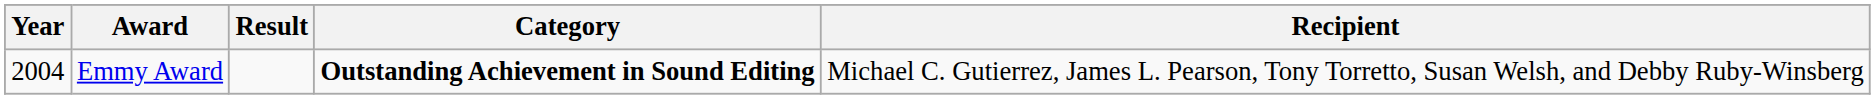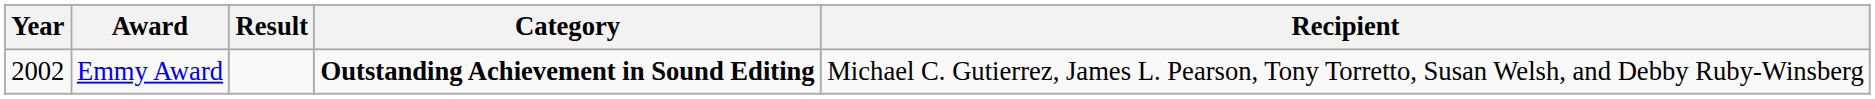(38, 70) 2004 -> (38, 70) 2002
